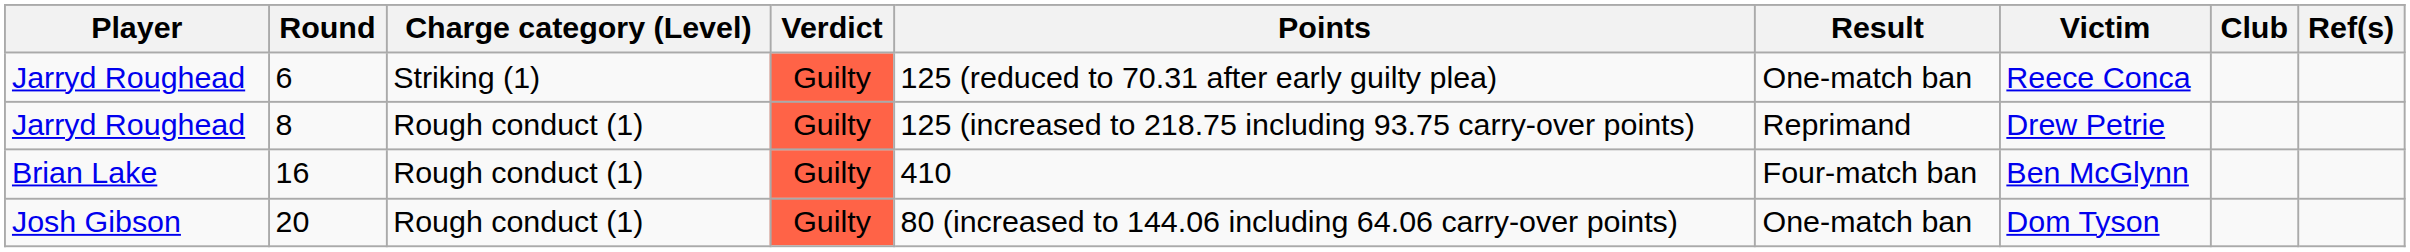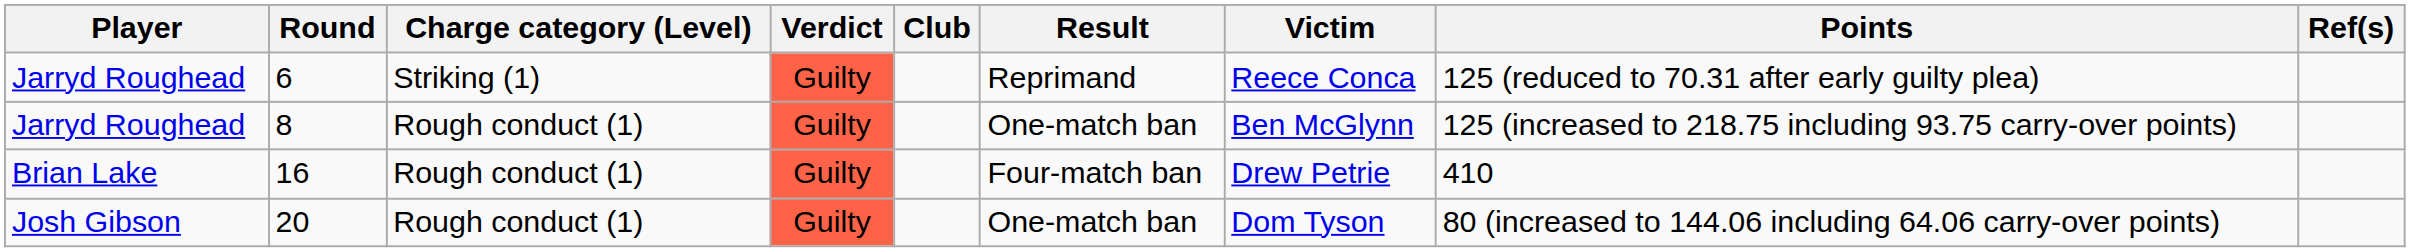columns swapped: (1325, 28) <-> (2254, 28)
(1867, 76) One-match ban -> (1062, 76) Reprimand
(1837, 125) Reprimand -> (1092, 125) One-match ban
(2086, 125) Drew Petrie -> (1323, 125) Ben McGlynn
(2098, 173) Ben McGlynn -> (1311, 173) Drew Petrie
